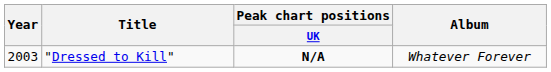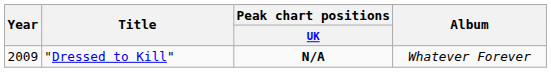(23, 56) 2003 -> (23, 56) 2009
